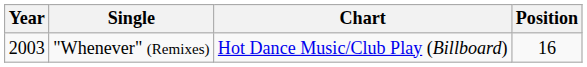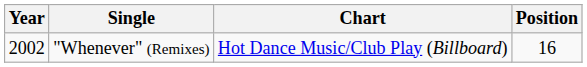(27, 47) 2003 -> (27, 47) 2002
